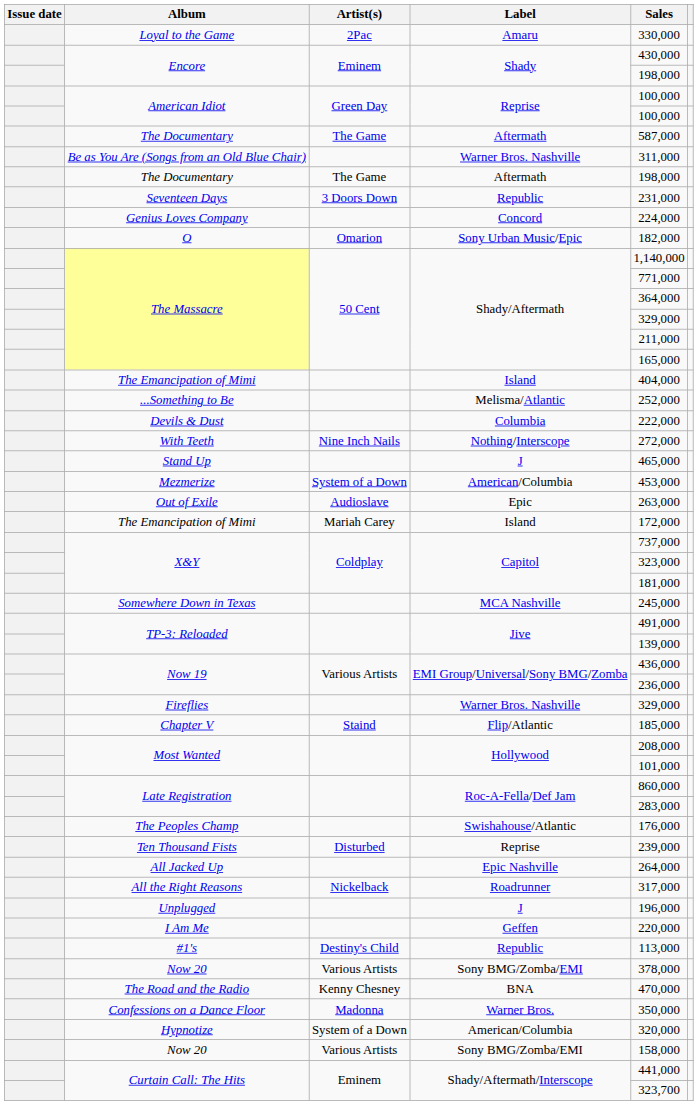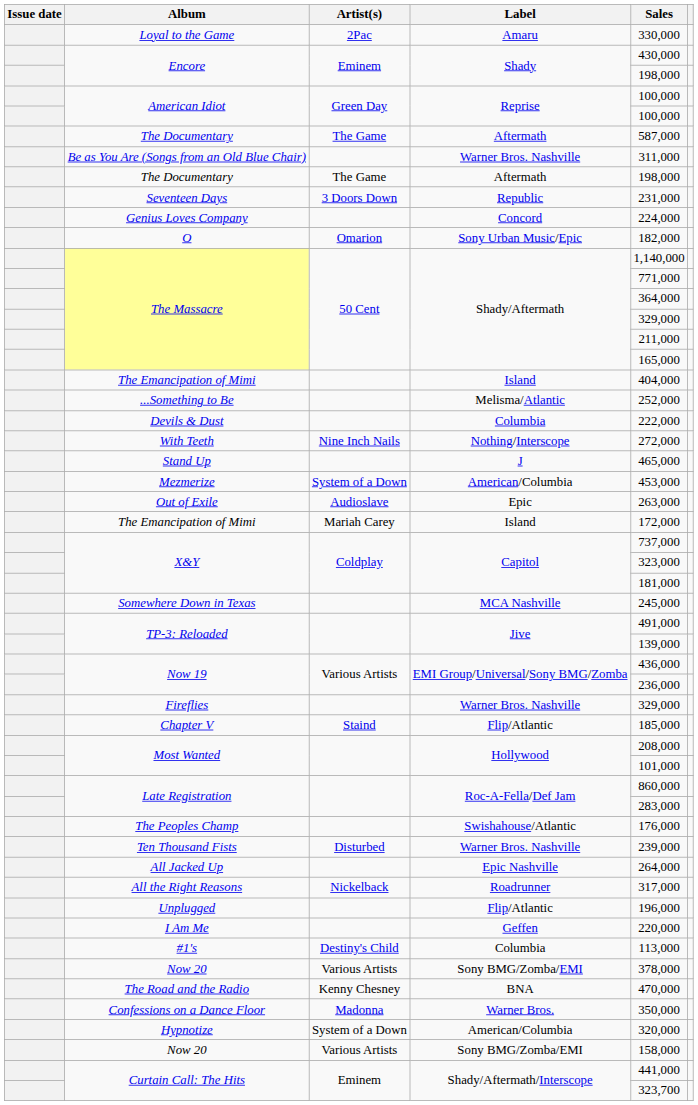(520, 846) Reprise -> (520, 846) Warner Bros. Nashville
(520, 907) J -> (520, 907) Flip/Atlantic
(520, 948) Republic -> (520, 948) Columbia
